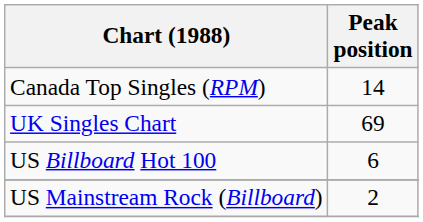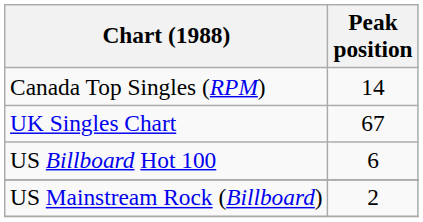(373, 123) 69 -> (373, 123) 67
